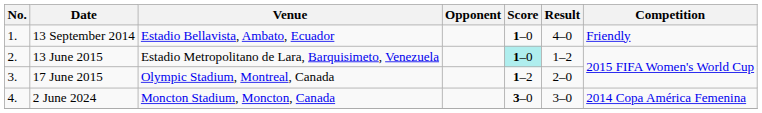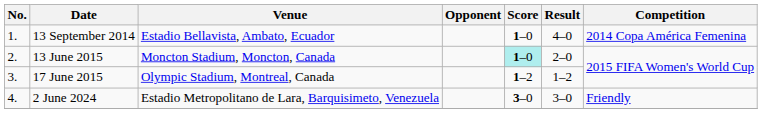(608, 35) Friendly -> (666, 35) 2014 Copa América Femenina
(290, 56) Estadio Metropolitano de Lara, Barquisimeto, Venezuela -> (238, 56) Moncton Stadium, Moncton, Canada
(562, 56) 1–2 -> (562, 56) 2–0
(562, 77) 2–0 -> (562, 77) 1–2
(238, 98) Moncton Stadium, Moncton, Canada -> (290, 98) Estadio Metropolitano de Lara, Barquisimeto, Venezuela
(666, 98) 2014 Copa América Femenina -> (608, 98) Friendly
